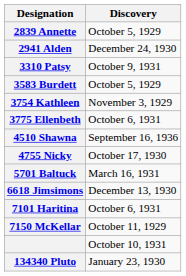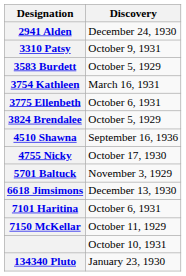- row: (45, 31)
(130, 102) November 3, 1929 -> (124, 84) March 16, 1931
+ row: (45, 119)
(124, 173) March 16, 1931 -> (130, 173) November 3, 1929
